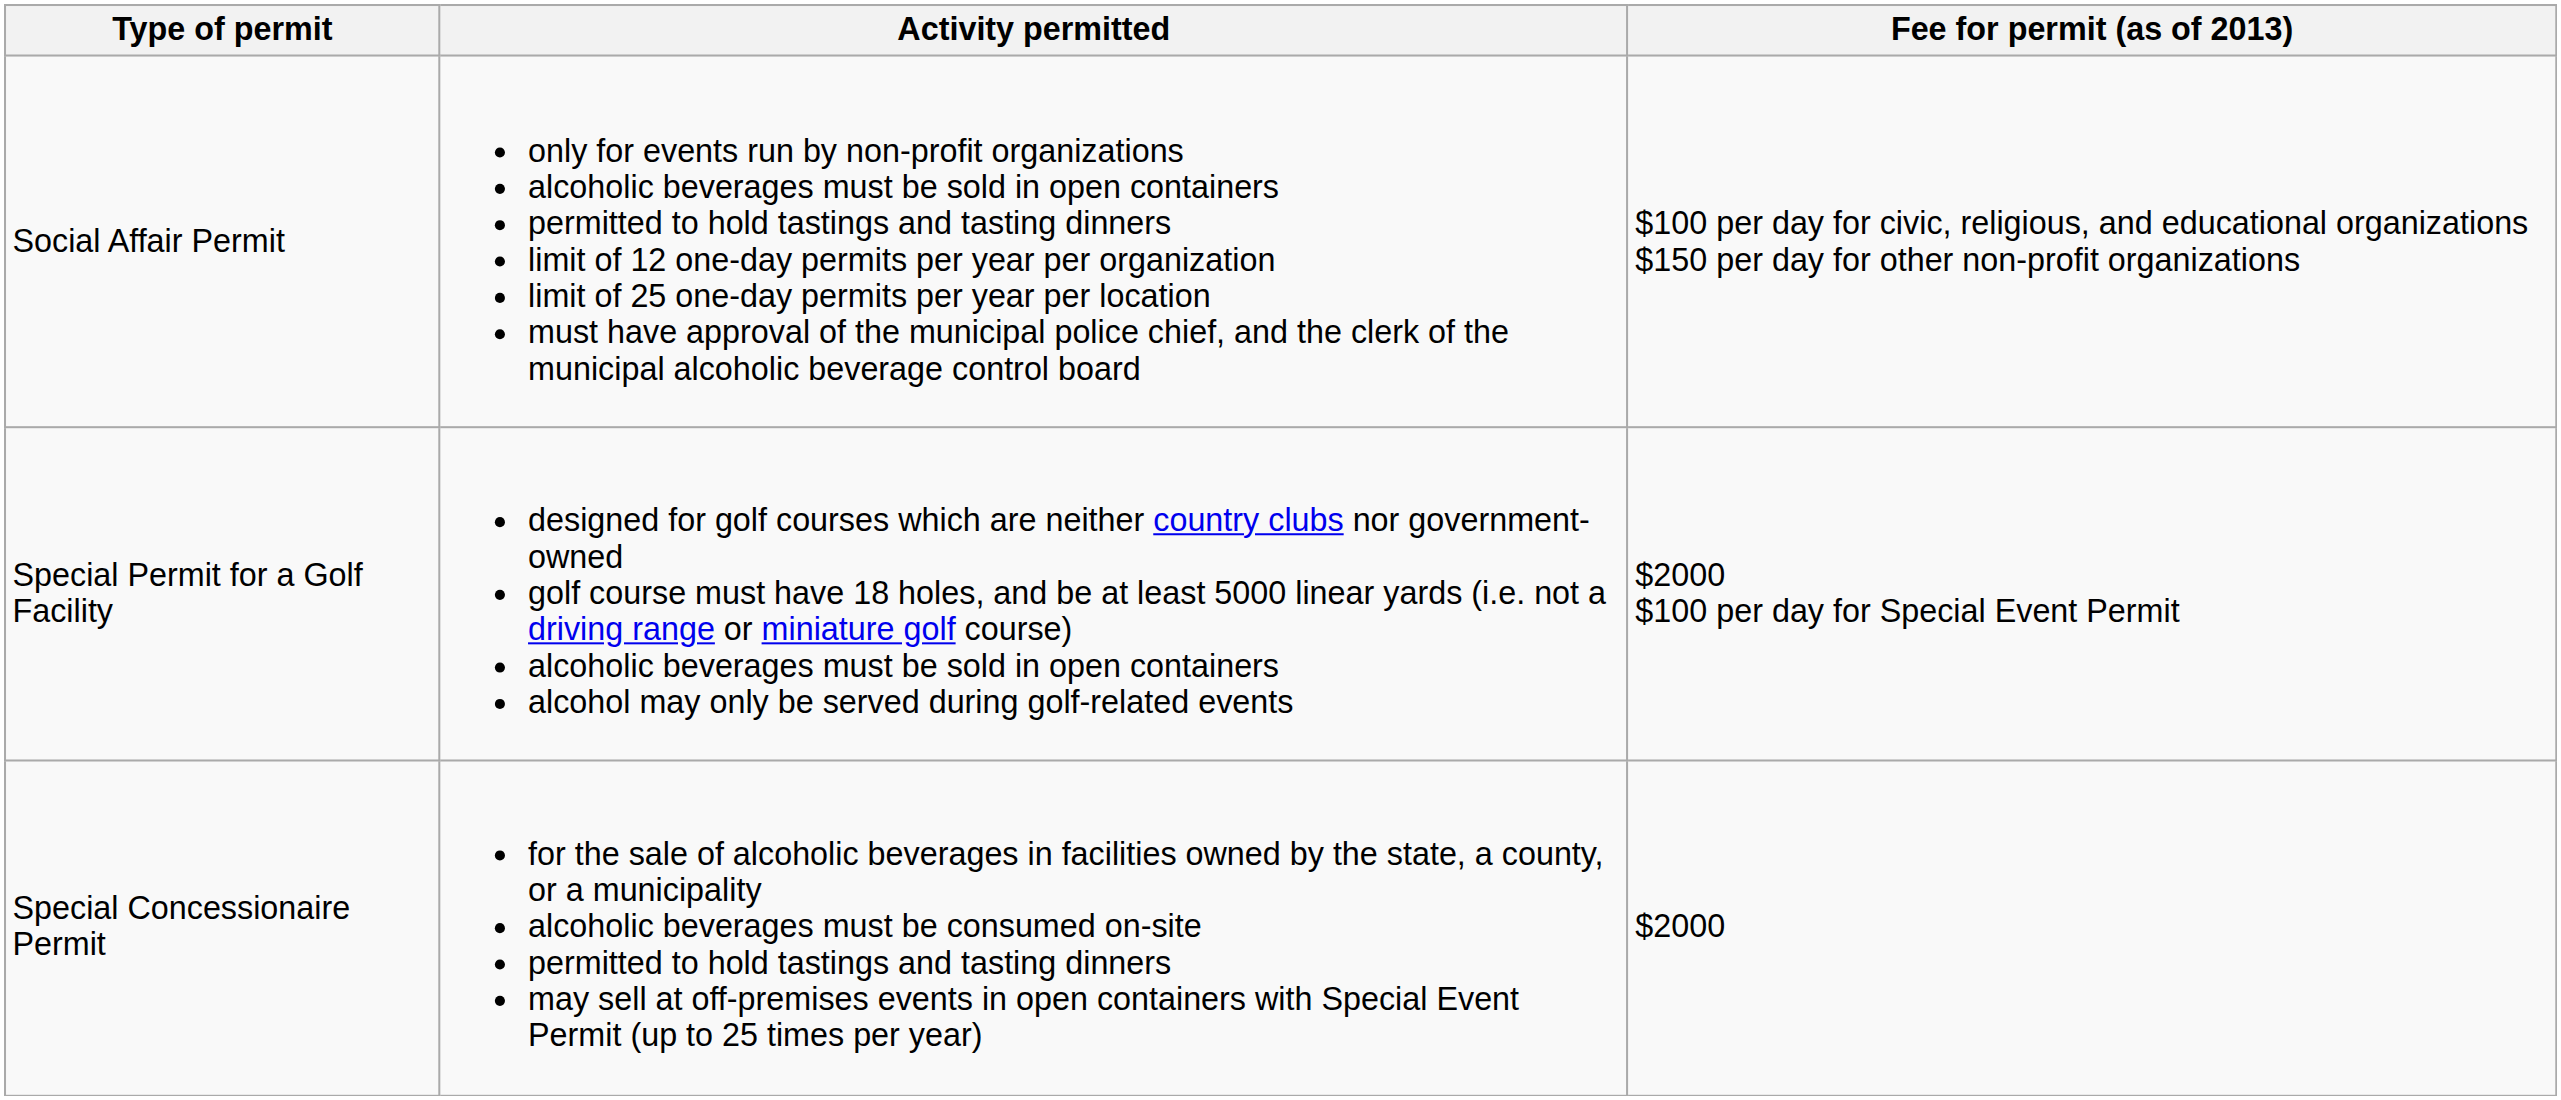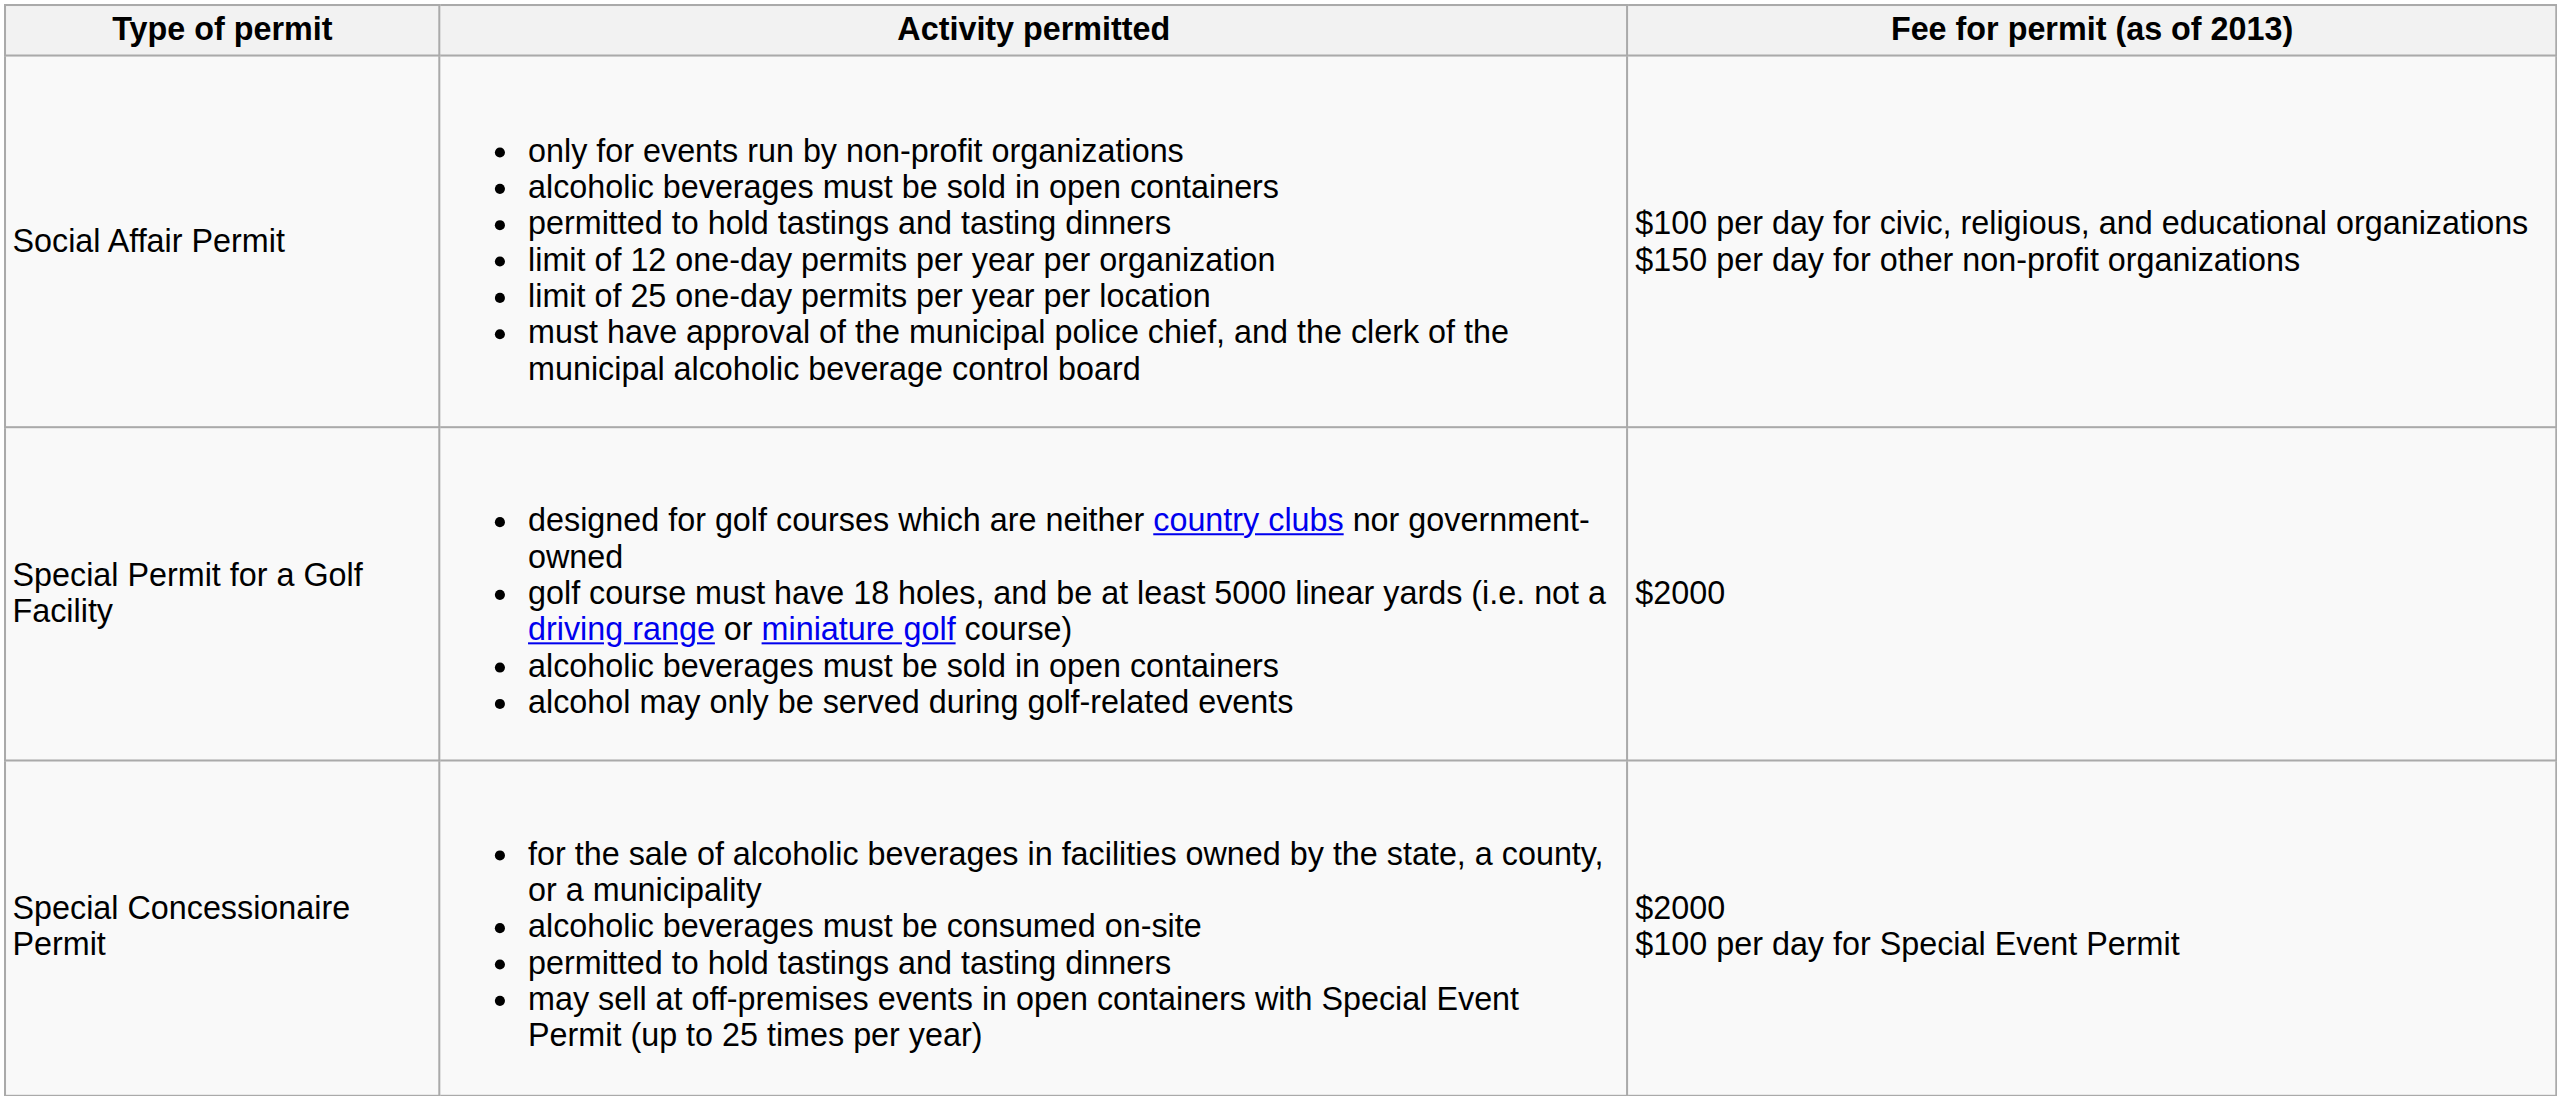(1908, 593) $2000 $100 per day for Special Event Permit -> (1680, 593) $2000
(1680, 927) $2000 -> (1908, 927) $2000 $100 per day for Special Event Permit
